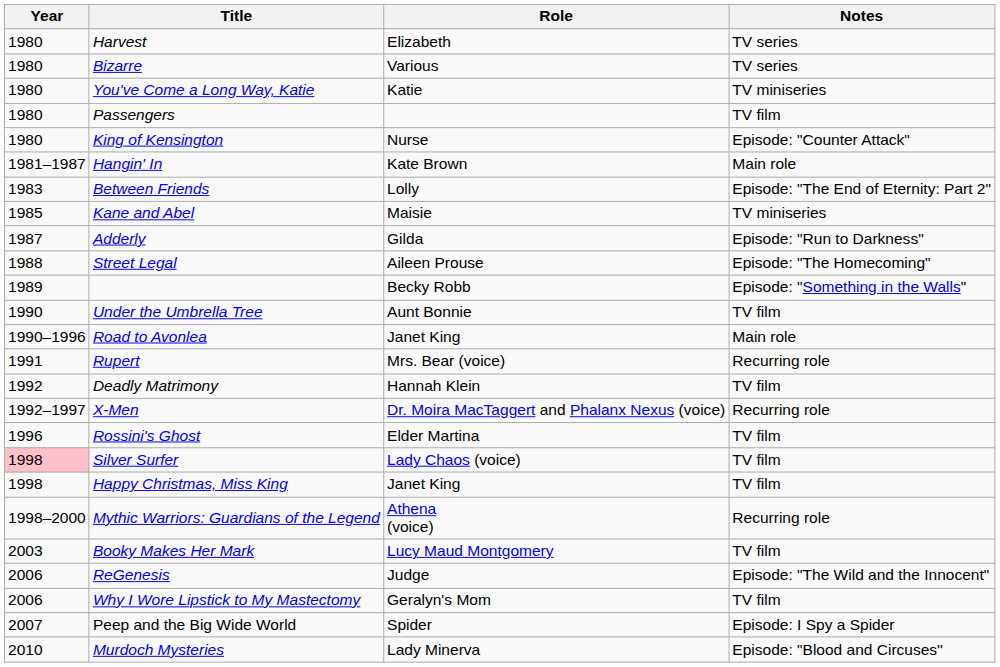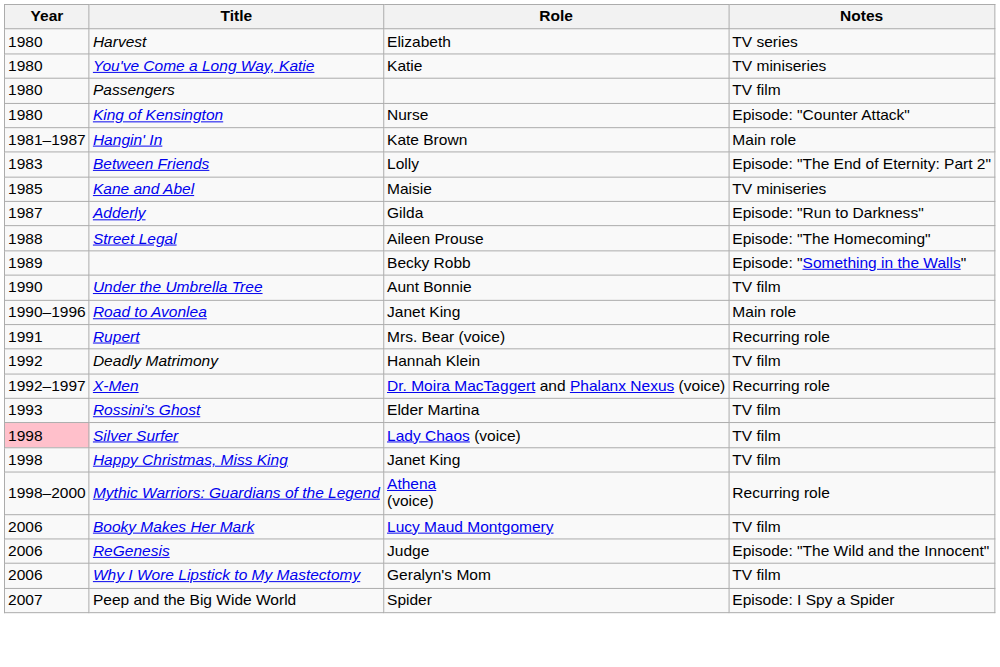- row: (117, 66)
(25, 435) 1996 -> (25, 410) 1993
(25, 551) 2003 -> (25, 526) 2006
- row: (158, 649)
